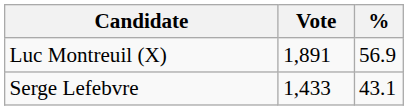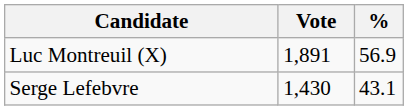(307, 88) 1,433 -> (307, 88) 1,430
